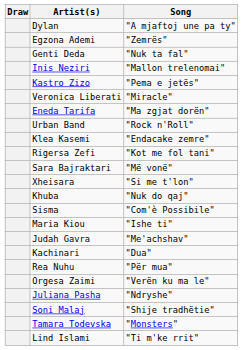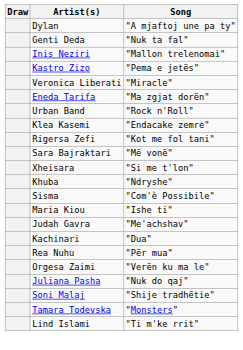- row: (64, 40)
(157, 196) "Nuk do qaj" -> (149, 182) "Ndryshe"
(149, 295) "Ndryshe" -> (157, 281) "Nuk do qaj"
